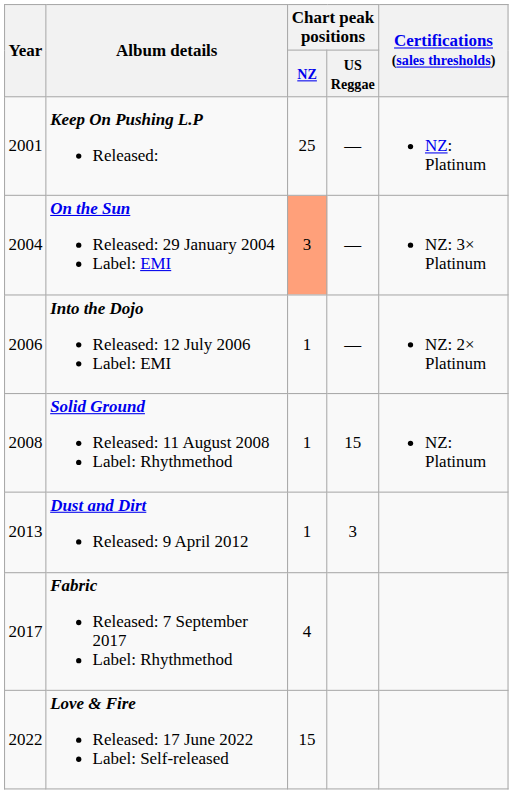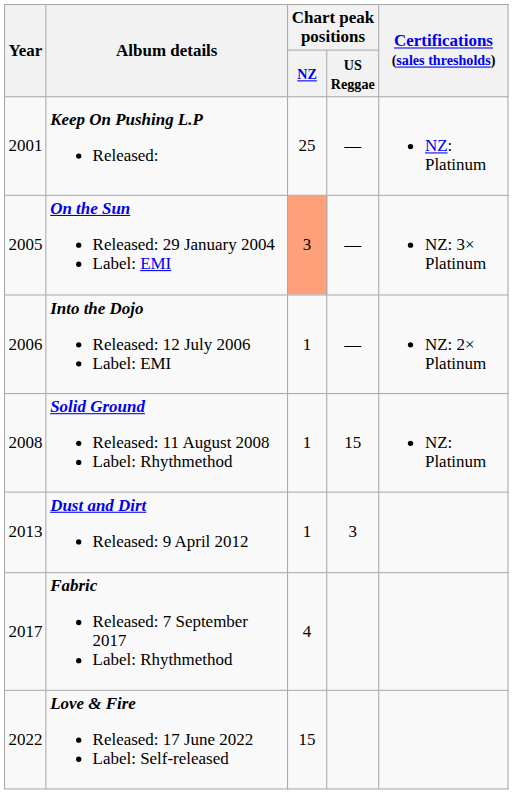(25, 244) 2004 -> (25, 244) 2005
